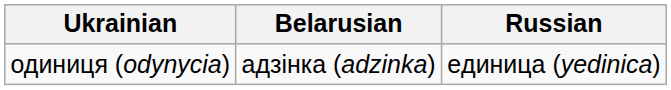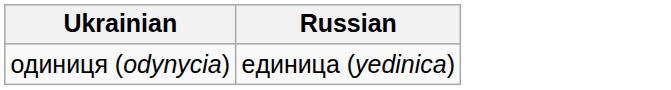- column: (339, 24)
